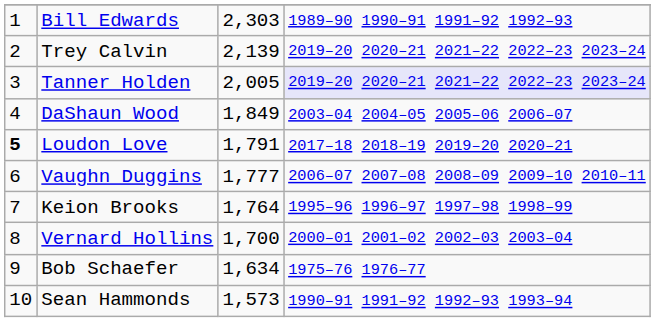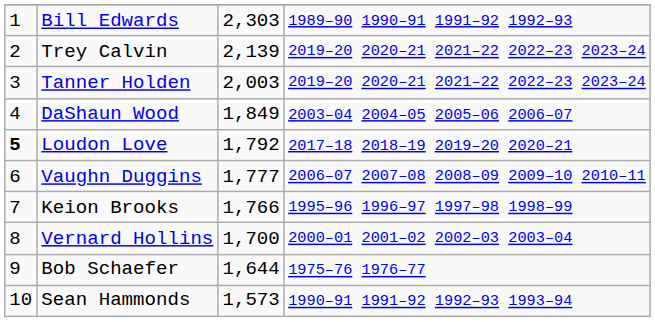(251, 83) 2,005 -> (251, 83) 2,003
(467, 83) lavender background -> (467, 83) no background
(251, 145) 1,791 -> (251, 145) 1,792
(251, 207) 1,764 -> (251, 207) 1,766
(251, 269) 1,634 -> (251, 269) 1,644
